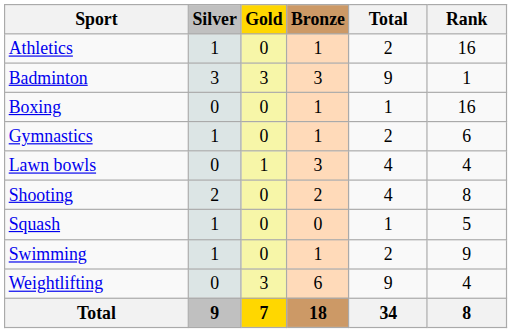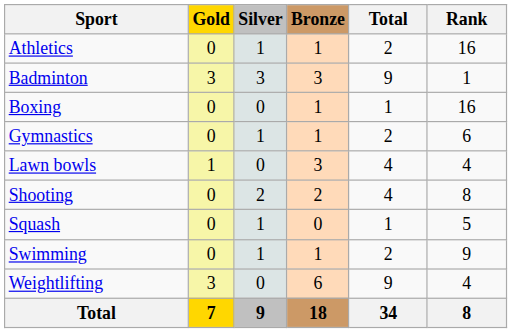columns swapped: (264, 19) <-> (215, 19)
